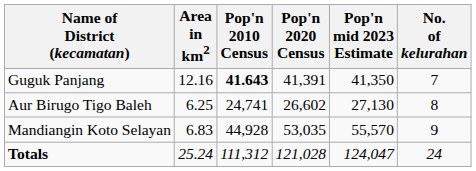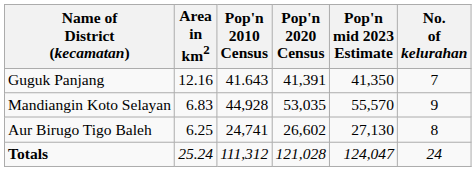(247, 80) bold -> (247, 80) normal
rows swapped: (90, 129) <-> (80, 105)
